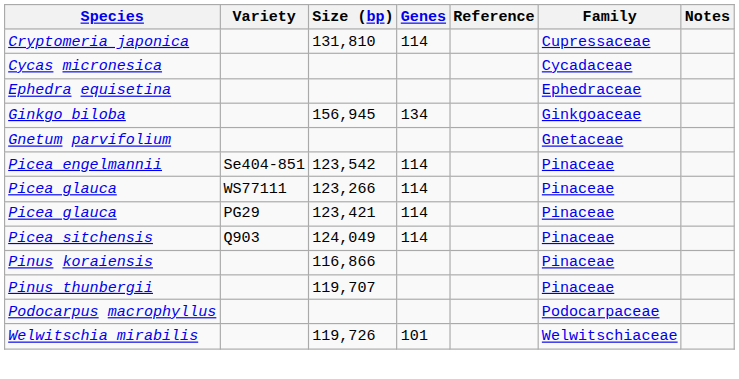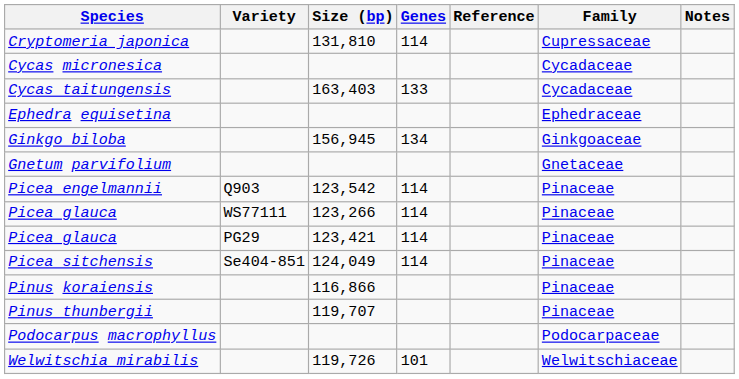+ row: (90, 91)
(264, 164) Se404-851 -> (242, 189) Q903
(242, 238) Q903 -> (264, 263) Se404-851
